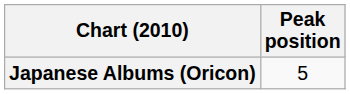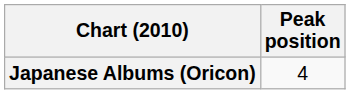(303, 72) 5 -> (303, 72) 4
